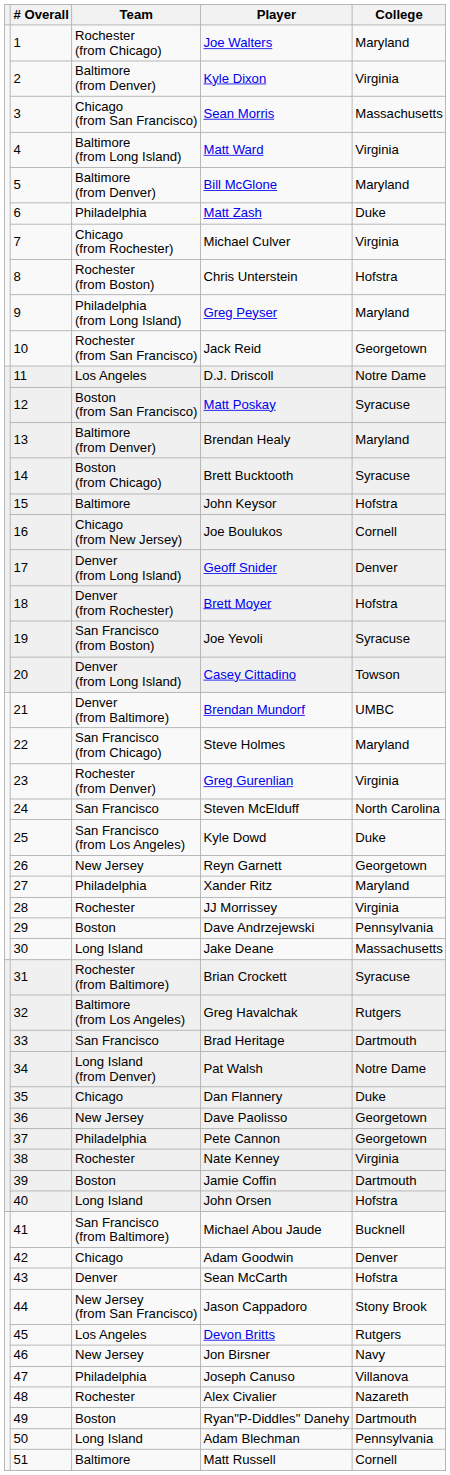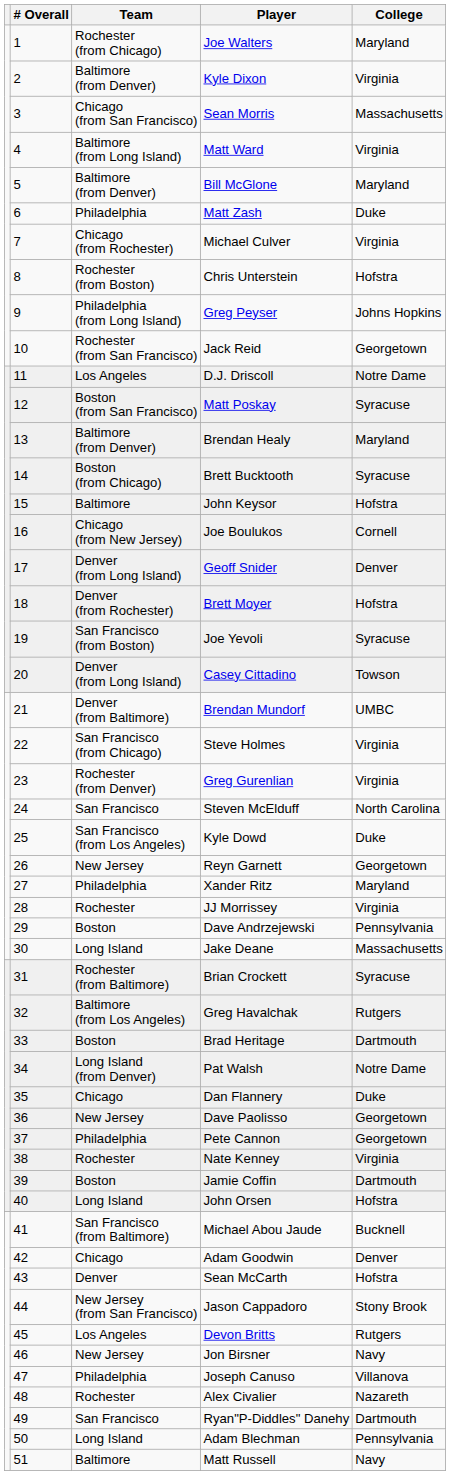(382, 312) Maryland -> (398, 312) Johns Hopkins
(382, 745) Maryland -> (377, 745) Virginia
(117, 1041) San Francisco -> (95, 1041) Boston
(95, 1418) Boston -> (117, 1418) San Francisco
(376, 1459) Cornell -> (370, 1459) Navy
